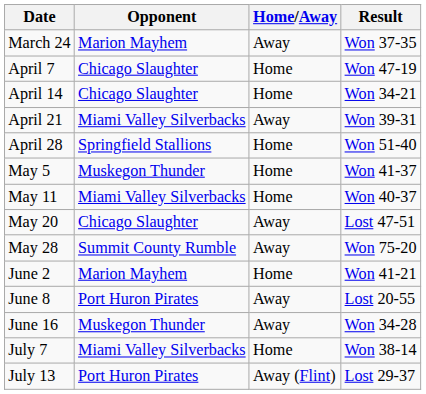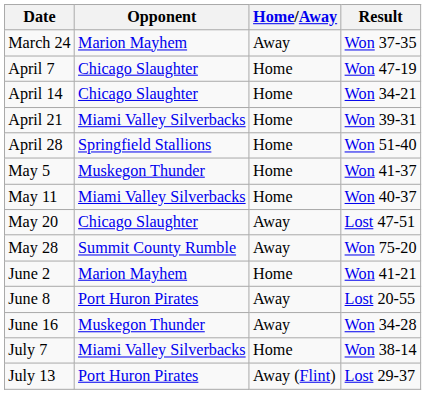(272, 119) Away -> (273, 119) Home
